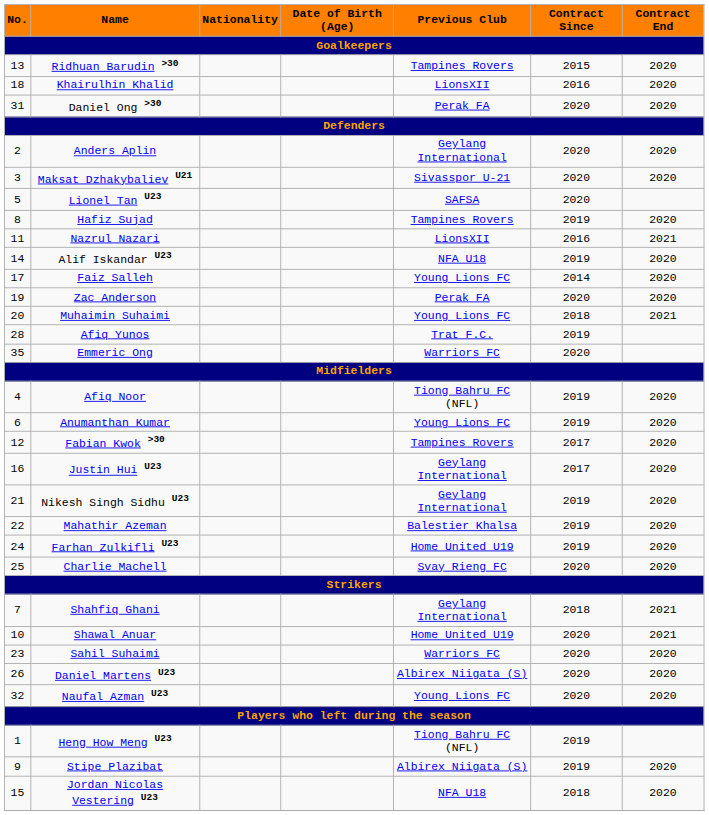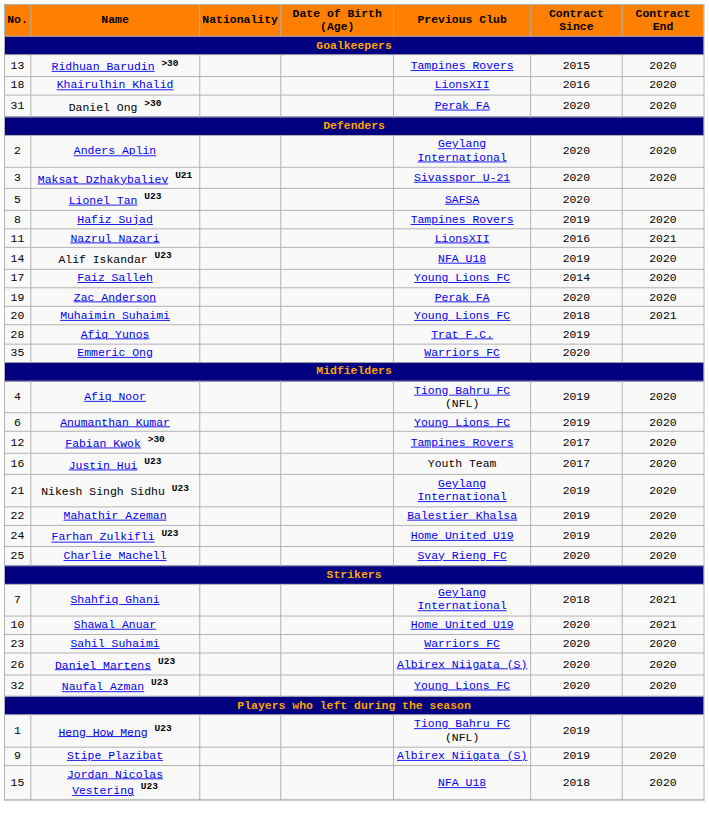(462, 469) Geylang International -> (462, 464) Youth Team
